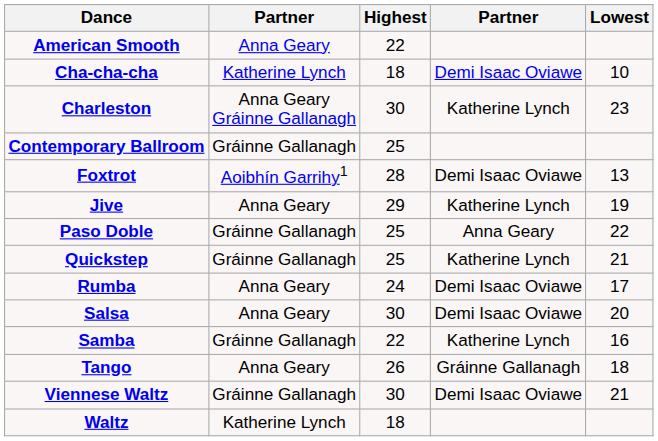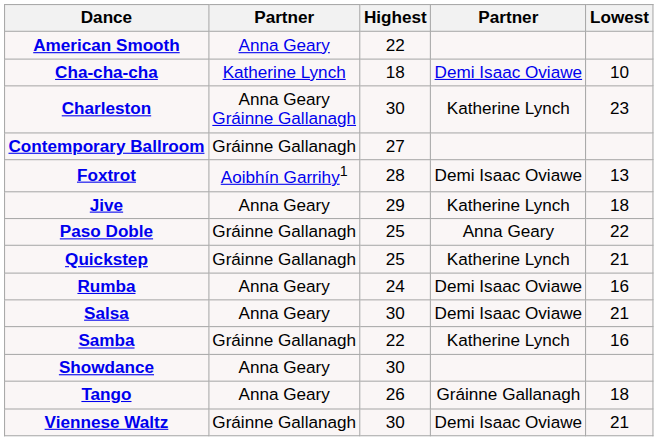(395, 145) 25 -> (395, 145) 27
(619, 204) 19 -> (619, 204) 18
(619, 286) 17 -> (619, 286) 16
(619, 313) 20 -> (619, 313) 21
+ row: (106, 367)
- row: (106, 422)
